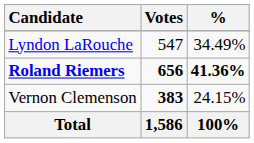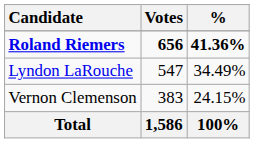rows swapped: (66, 71) <-> (71, 44)
(170, 97) bold -> (170, 97) normal
